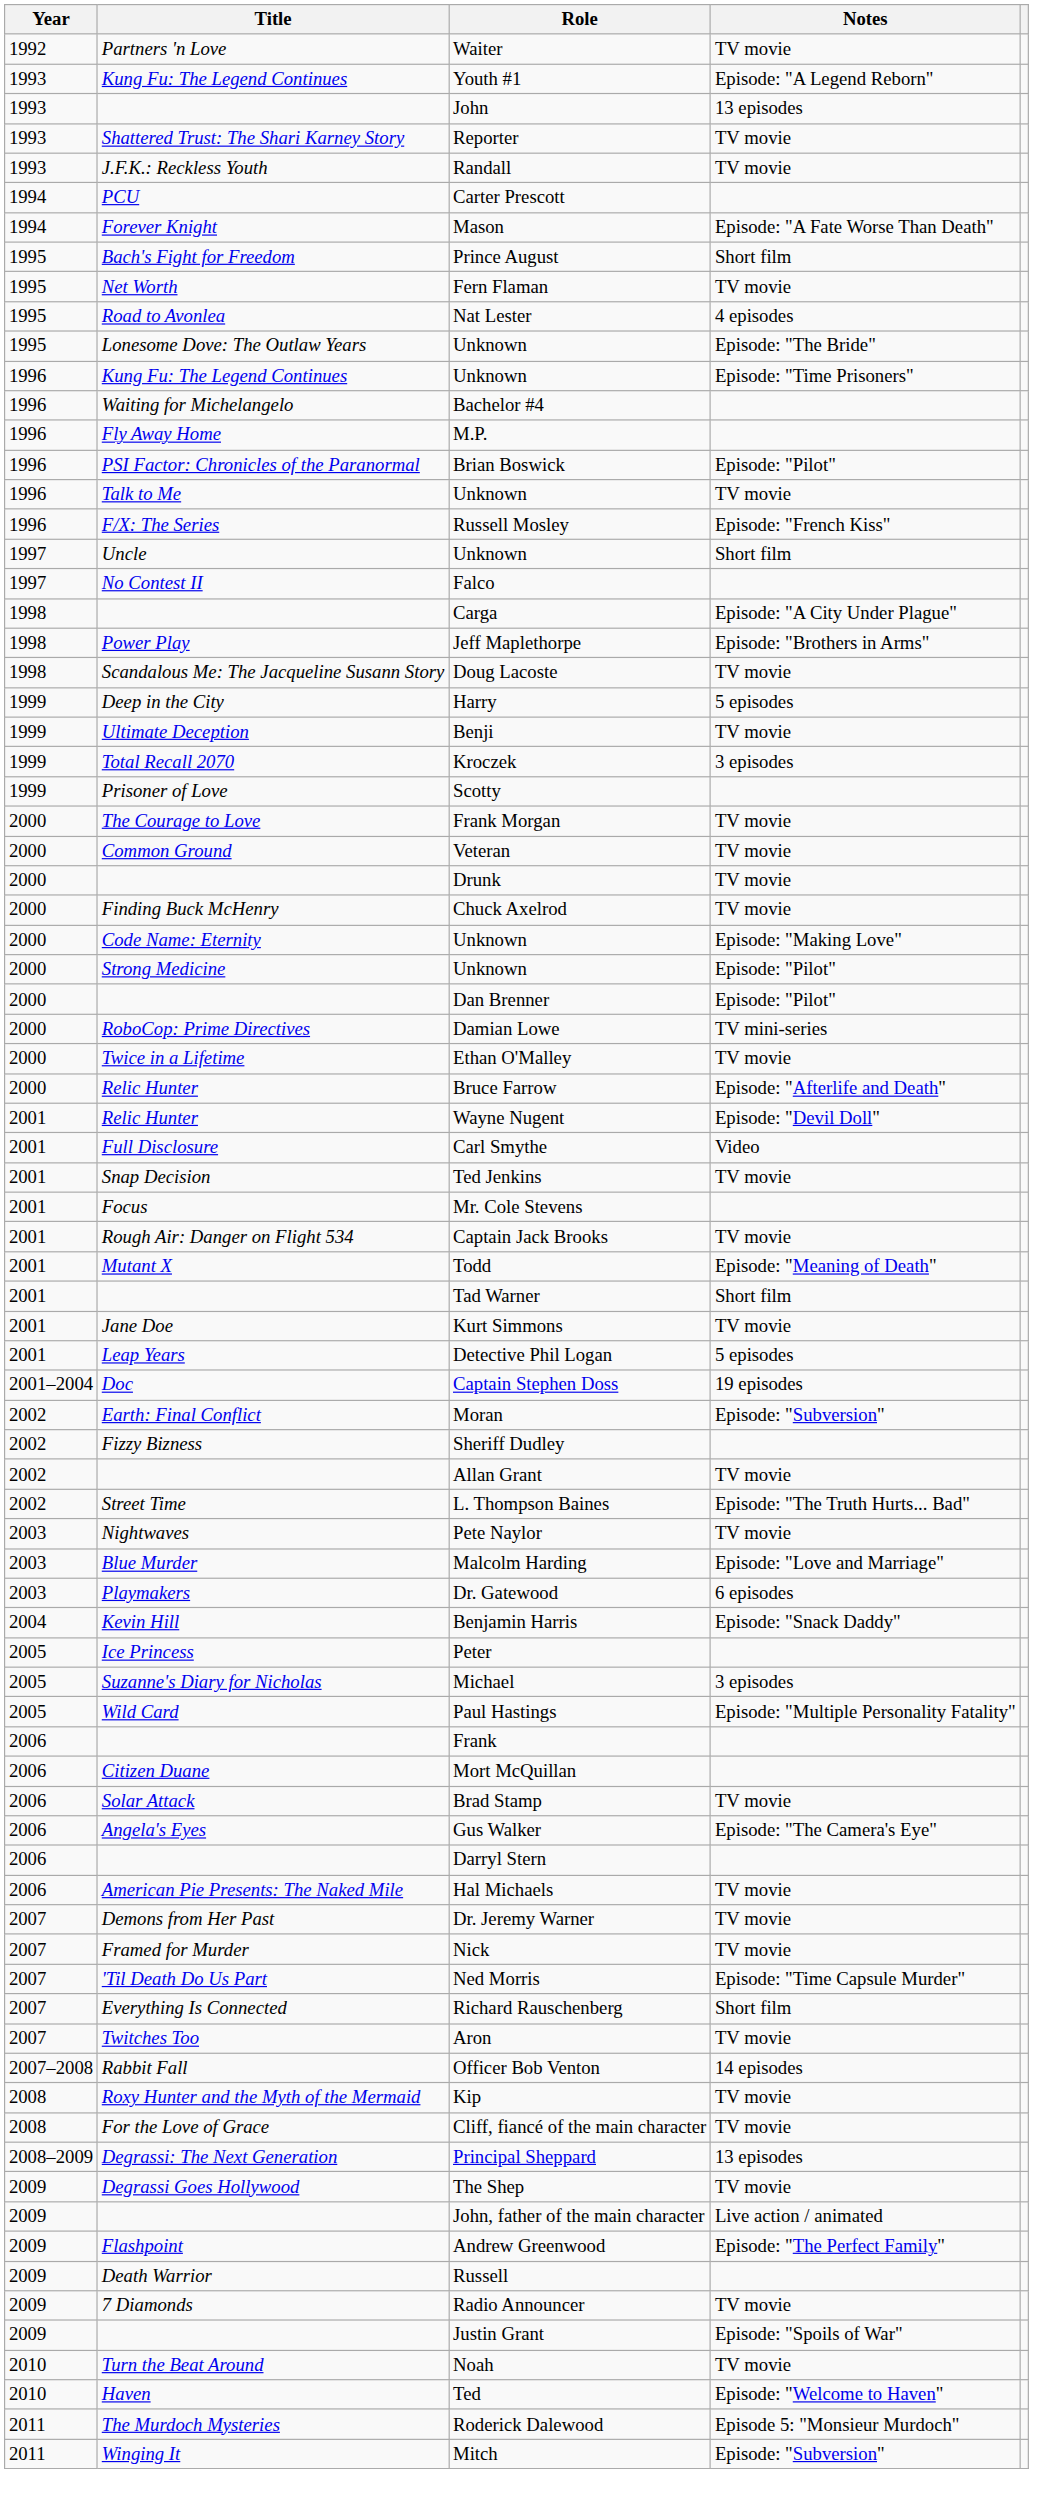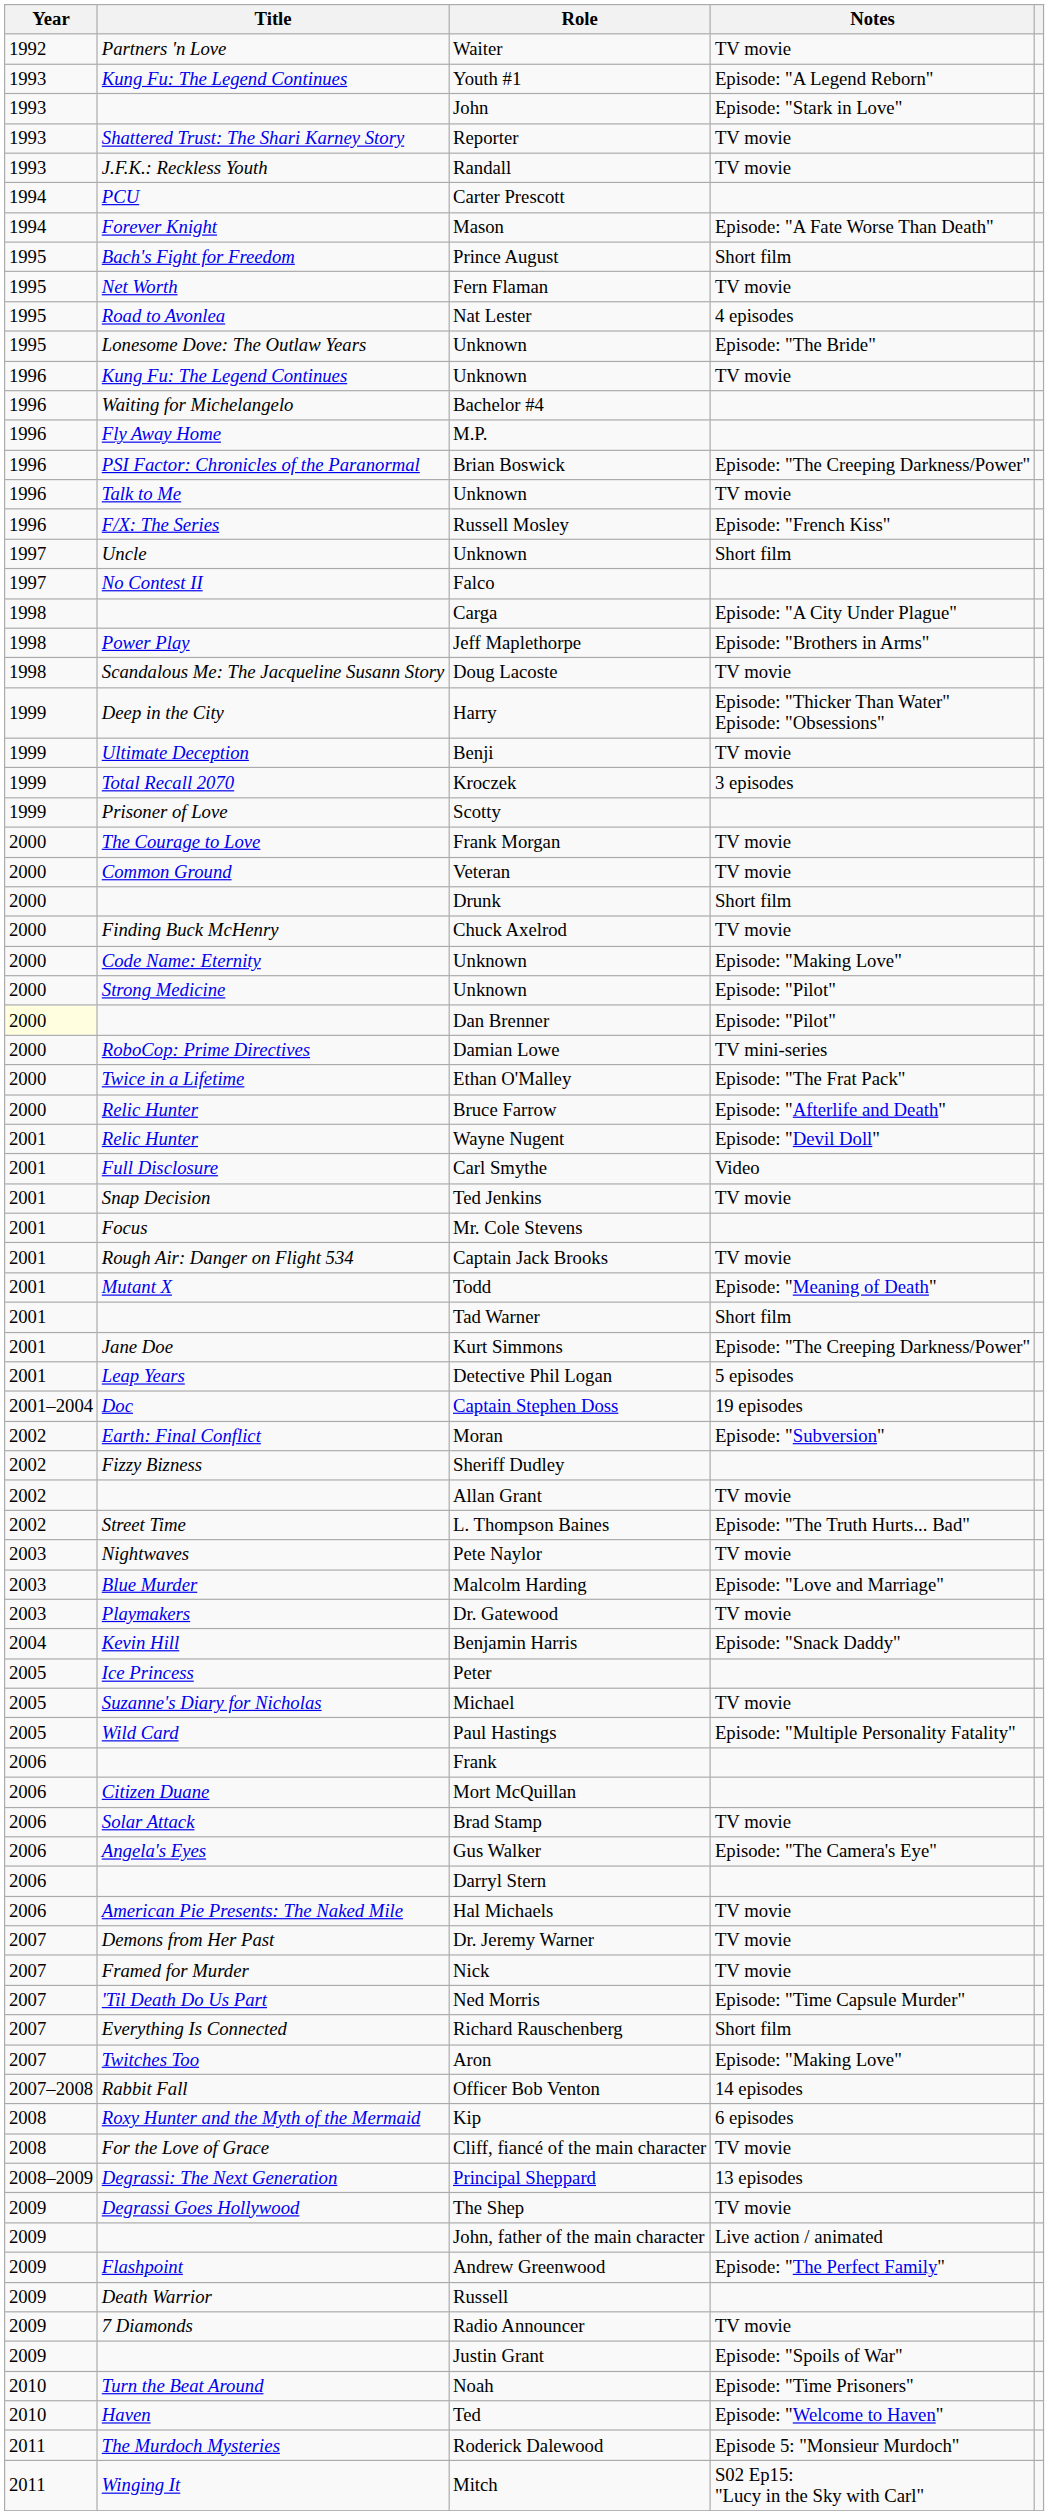(759, 108) 13 episodes -> (809, 108) Episode: "Stark in Love"
(814, 375) Episode: "Time Prisoners" -> (753, 375) TV movie
(775, 464) Episode: "Pilot" -> (873, 464) Episode: "The Creeping Darkness/Power"
(754, 702) 5 episodes -> (832, 712) Episode: "Thicker Than Water" Episode: "Obsessions"
(753, 880) TV movie -> (753, 901) Short film
(28, 999) no background -> (28, 1020) lightyellow background
(753, 1058) TV movie -> (810, 1079) Episode: "The Frat Pack"
(753, 1325) TV movie -> (873, 1346) Episode: "The Creeping Darkness/Power"
(754, 1592) 6 episodes -> (753, 1613) TV movie
(754, 1681) 3 episodes -> (753, 1702) TV movie
(753, 2038) TV movie -> (808, 2059) Episode: "Making Love"
(753, 2097) TV movie -> (754, 2118) 6 episodes
(753, 2364) TV movie -> (814, 2385) Episode: "Time Prisoners"
(800, 2453) Episode: "Subversion" -> (820, 2485) S02 Ep15: "Lucy in the Sky with Carl"
